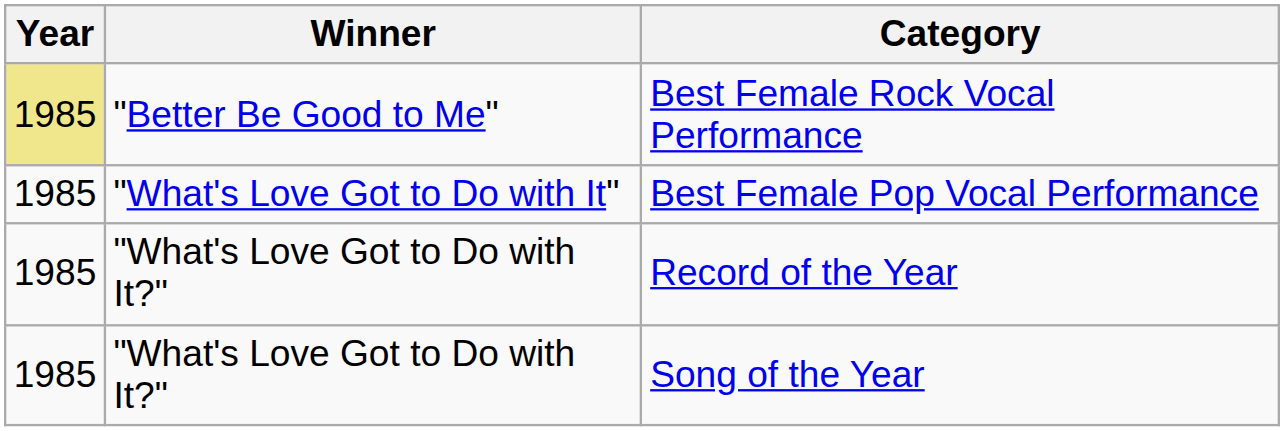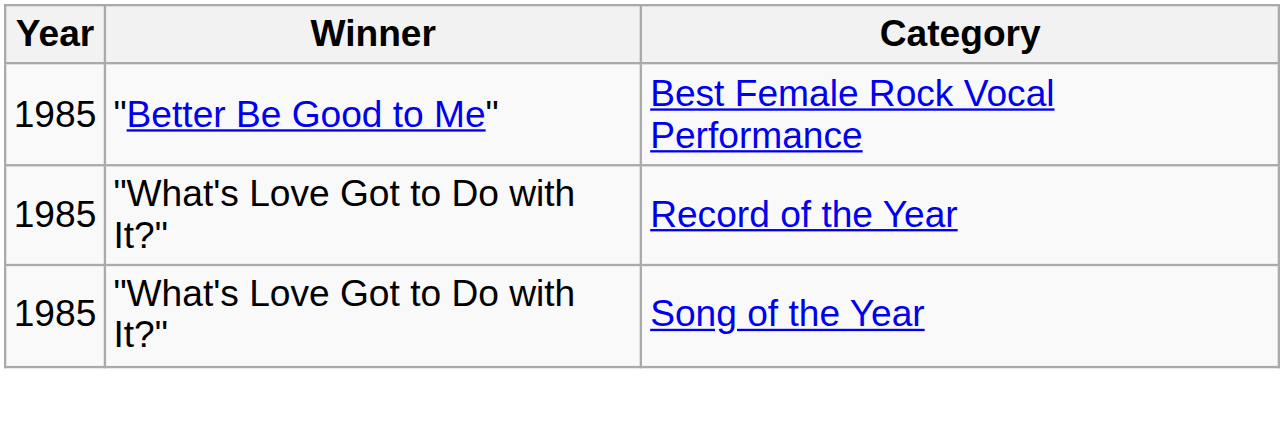(55, 113) khaki background -> (55, 113) no background
- row: (954, 193)
